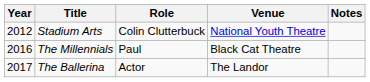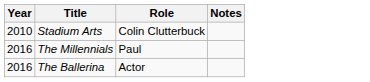- column: (268, 13)
(20, 31) 2012 -> (20, 31) 2010
(20, 67) 2017 -> (20, 67) 2016
